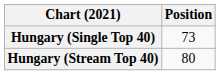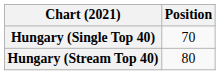(188, 37) 73 -> (188, 37) 70
